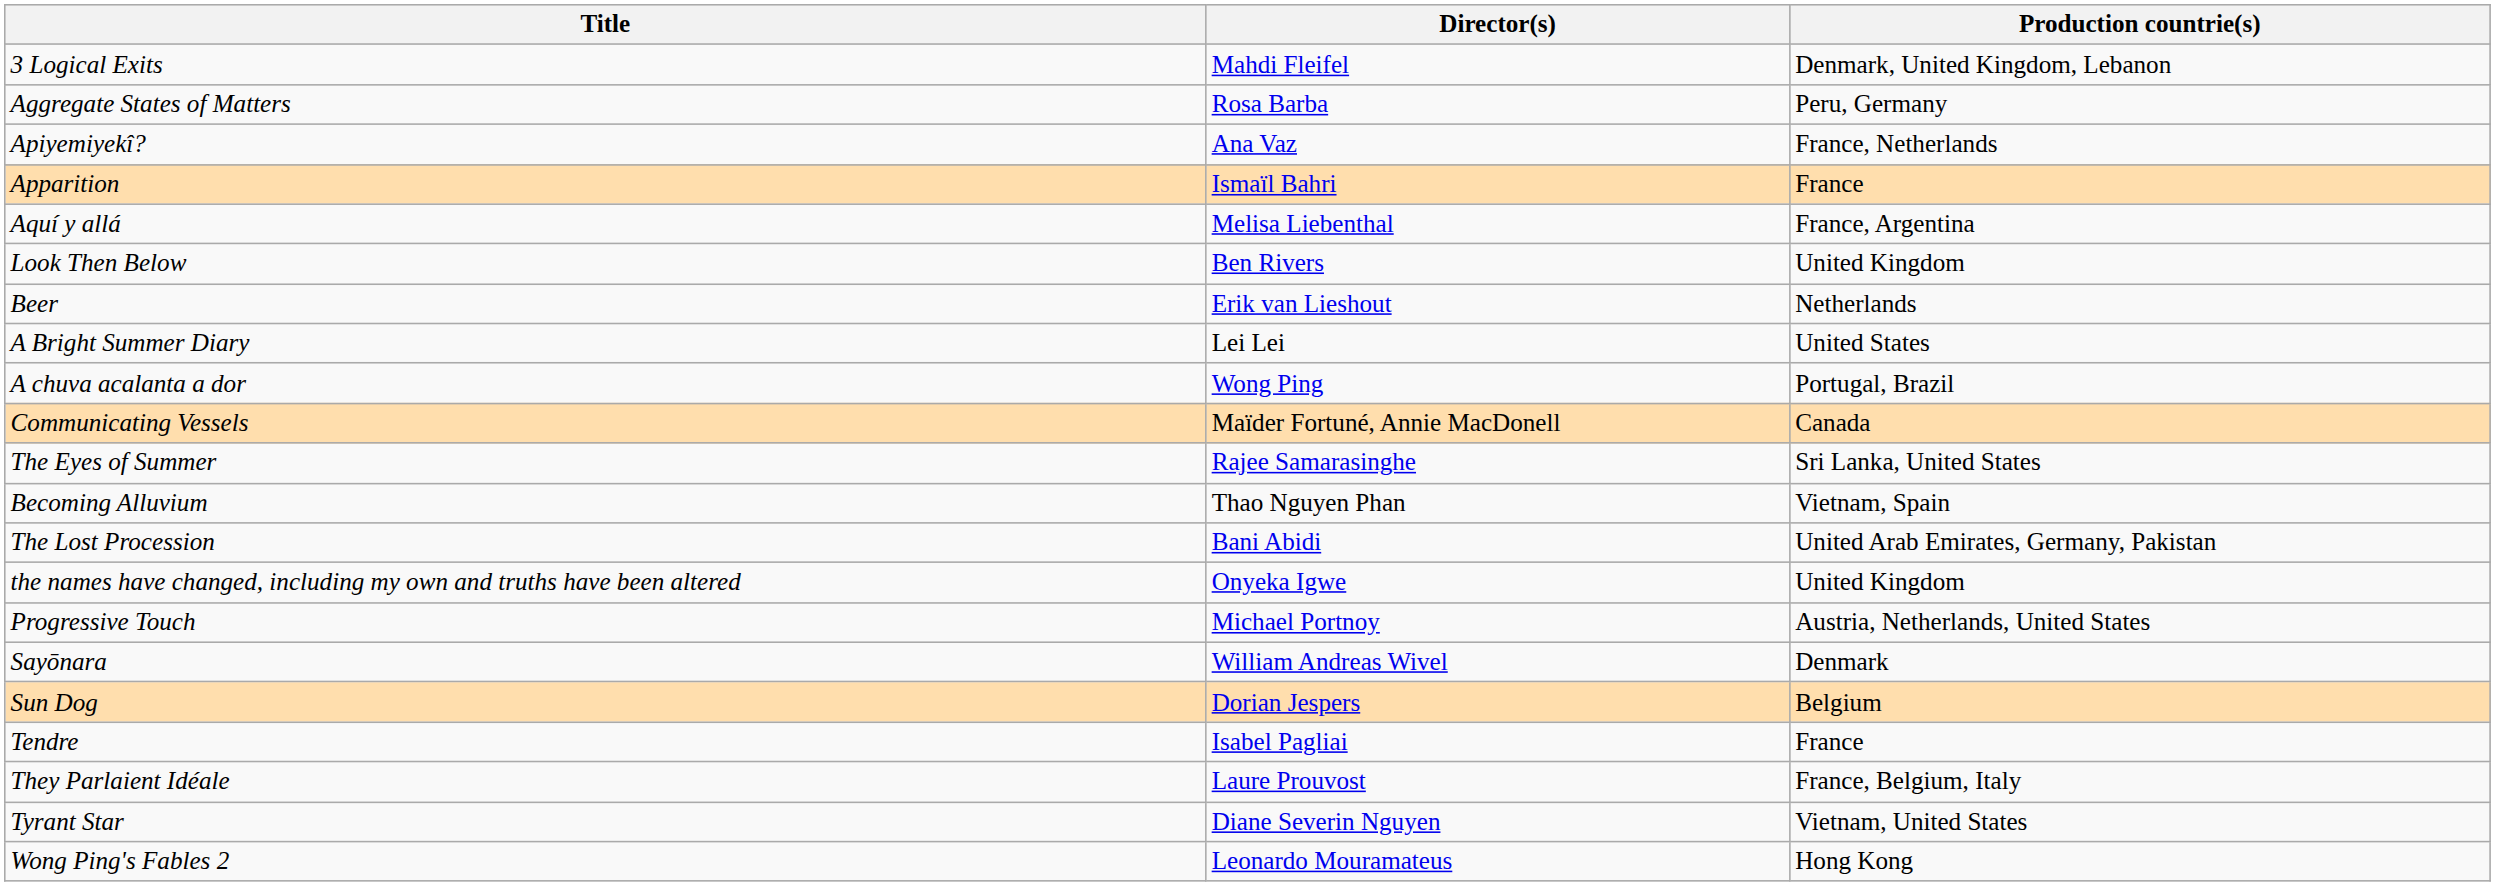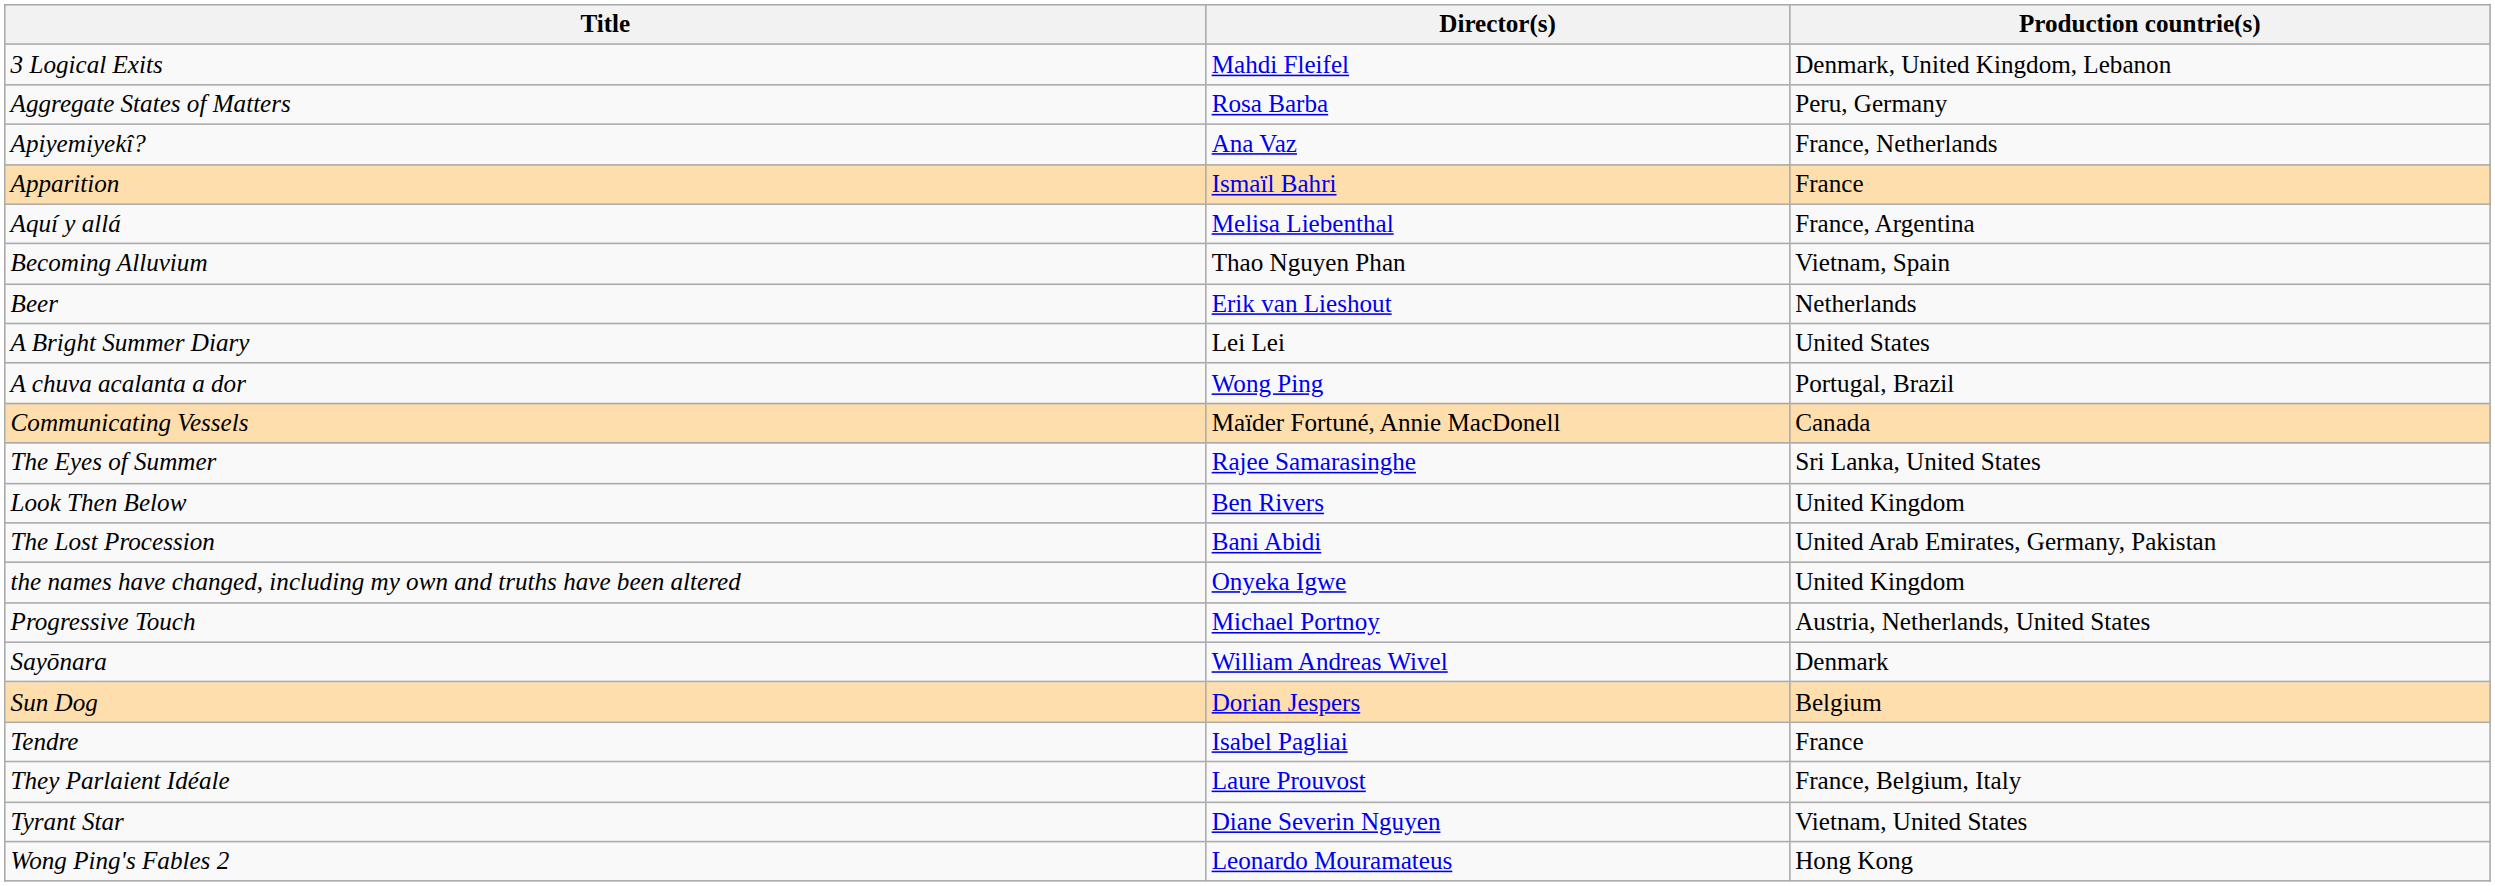rows swapped: (109, 502) <-> (98, 263)
